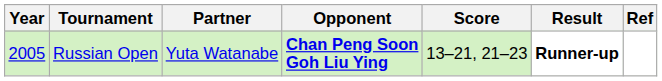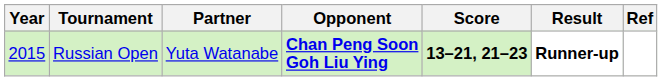(27, 53) 2005 -> (27, 53) 2015
(477, 53) normal -> (477, 53) bold
